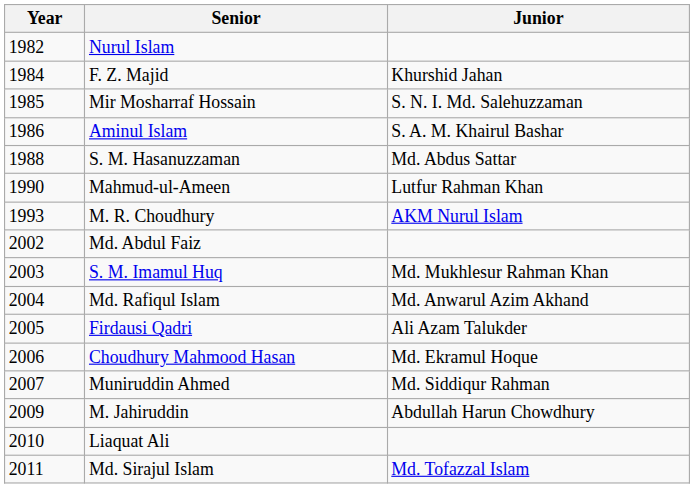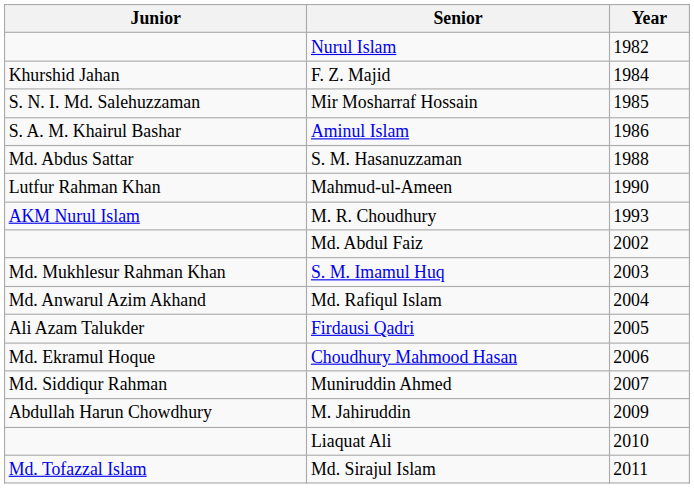columns swapped: (45, 18) <-> (538, 18)
